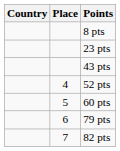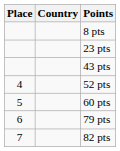columns swapped: (65, 13) <-> (27, 13)
